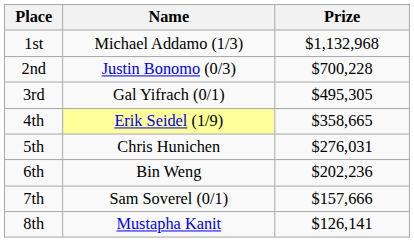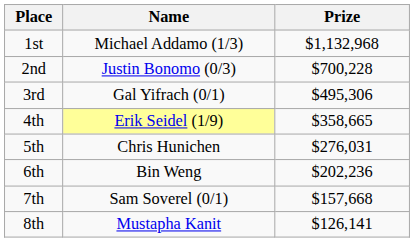(342, 95) $495,305 -> (342, 95) $495,306
(342, 198) $157,666 -> (342, 198) $157,668
